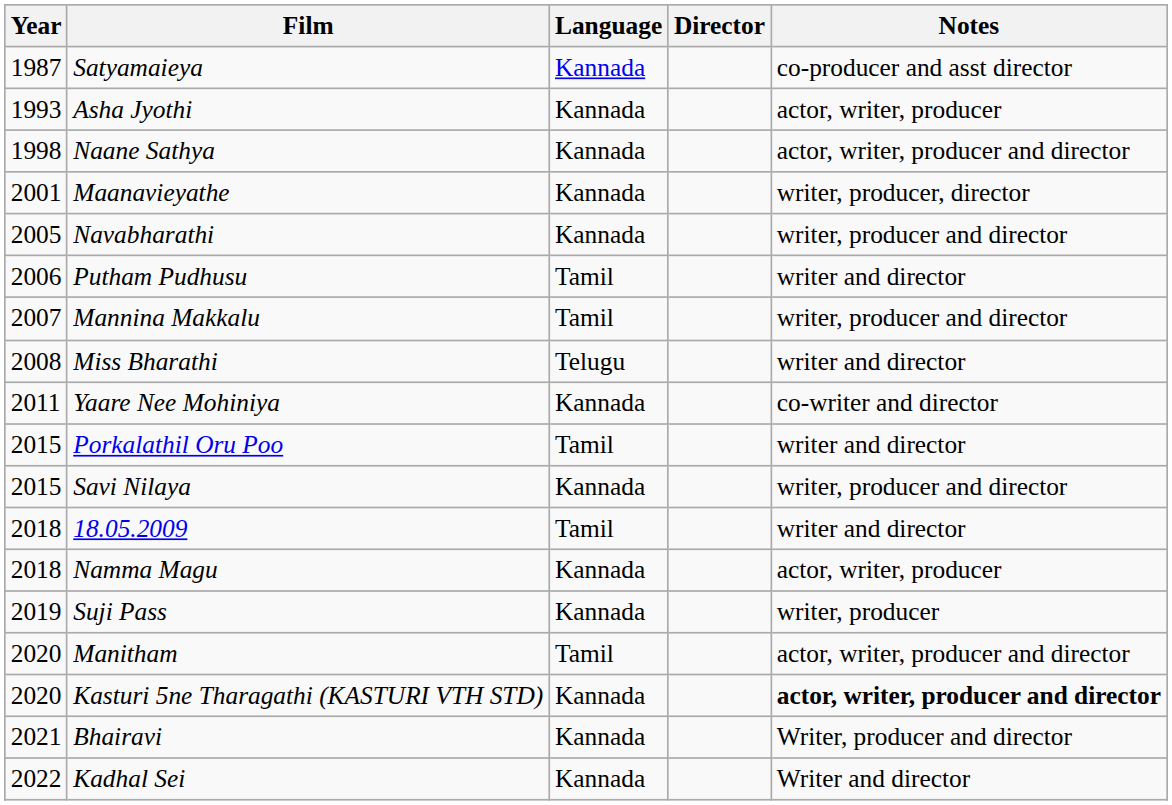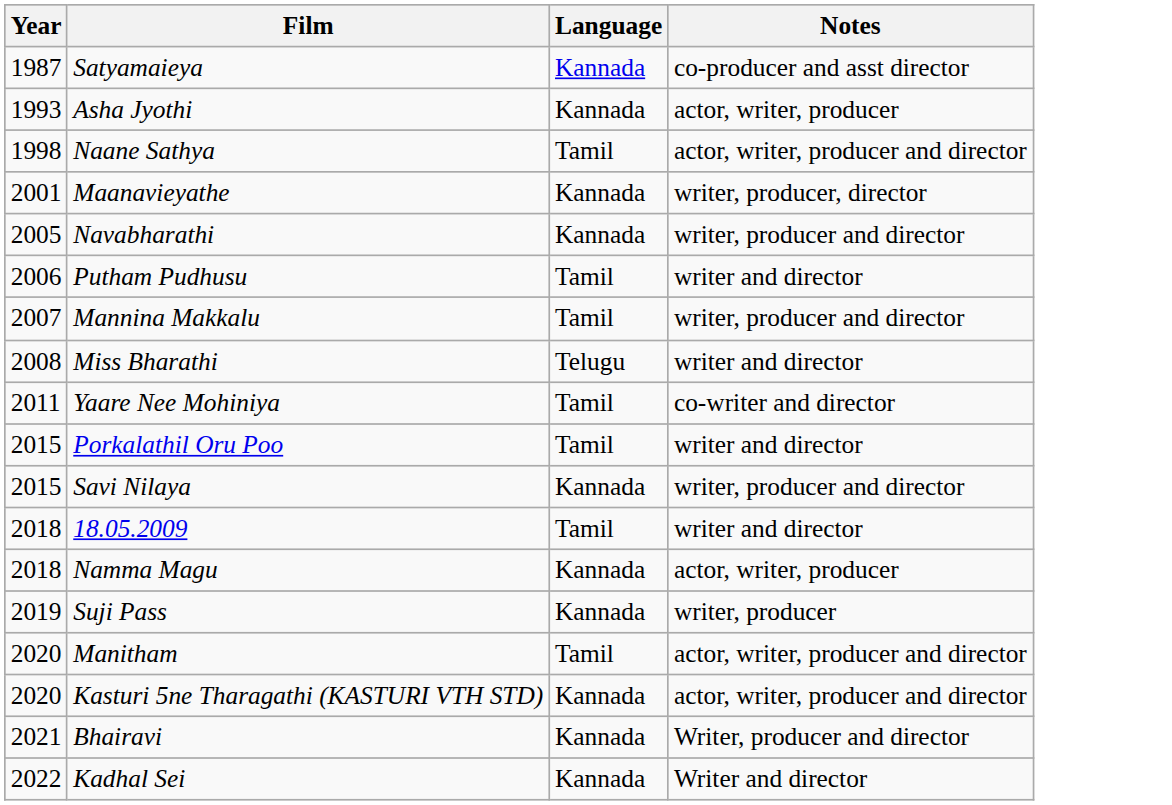- column: (719, 25)
(600, 151) Kannada -> (584, 151) Tamil
(600, 402) Kannada -> (584, 402) Tamil
(969, 695) bold -> (850, 695) normal
